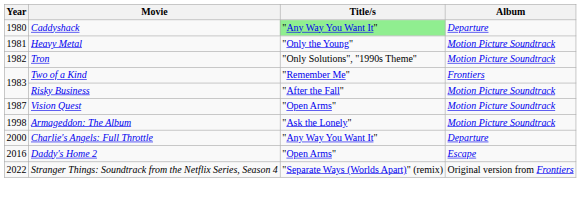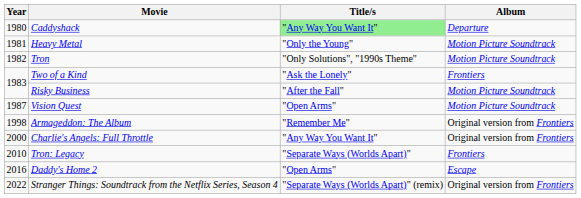(316, 75) "Remember Me" -> (317, 75) "Ask the Lonely"
(317, 122) "Ask the Lonely" -> (316, 122) "Remember Me"
(501, 122) Motion Picture Soundtrack -> (511, 122) Original version from Frontiers
(468, 138) Departure -> (511, 138) Original version from Frontiers
+ row: (57, 153)
